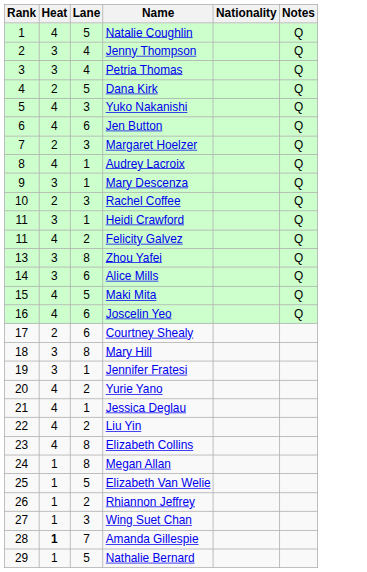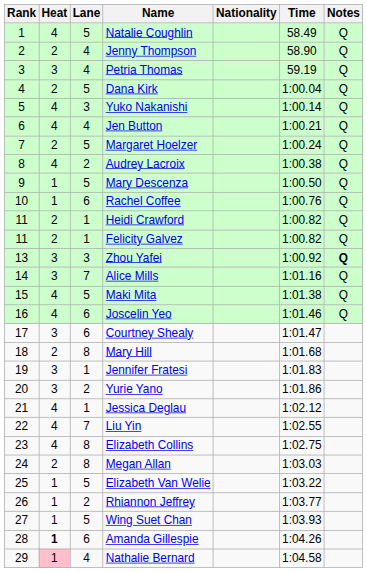+ column: (302, 13)
(54, 51) 3 -> (54, 51) 2
(86, 126) 6 -> (86, 126) 4
(86, 145) 3 -> (86, 145) 5
(86, 164) 1 -> (86, 164) 2
(54, 182) 3 -> (54, 182) 1
(86, 182) 1 -> (86, 182) 5
(54, 201) 2 -> (54, 201) 1
(86, 201) 3 -> (86, 201) 6
(54, 220) 3 -> (54, 220) 2
(54, 239) 4 -> (54, 239) 2
(86, 239) 2 -> (86, 239) 1
(86, 257) 8 -> (86, 257) 3
(298, 257) normal -> (343, 257) bold
(86, 276) 6 -> (86, 276) 7
(54, 333) 2 -> (54, 333) 3
(54, 351) 3 -> (54, 351) 2
(54, 389) 4 -> (54, 389) 3
(86, 426) 2 -> (86, 426) 7
(54, 464) 1 -> (54, 464) 2
(86, 520) 3 -> (86, 520) 5
(86, 539) 7 -> (86, 539) 6
(54, 558) no background -> (54, 558) pink background
(86, 558) 5 -> (86, 558) 4
